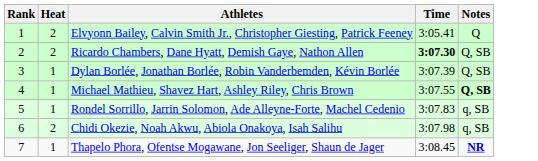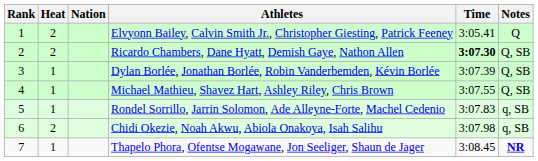+ column: (88, 14)
(476, 90) bold -> (516, 90) normal
